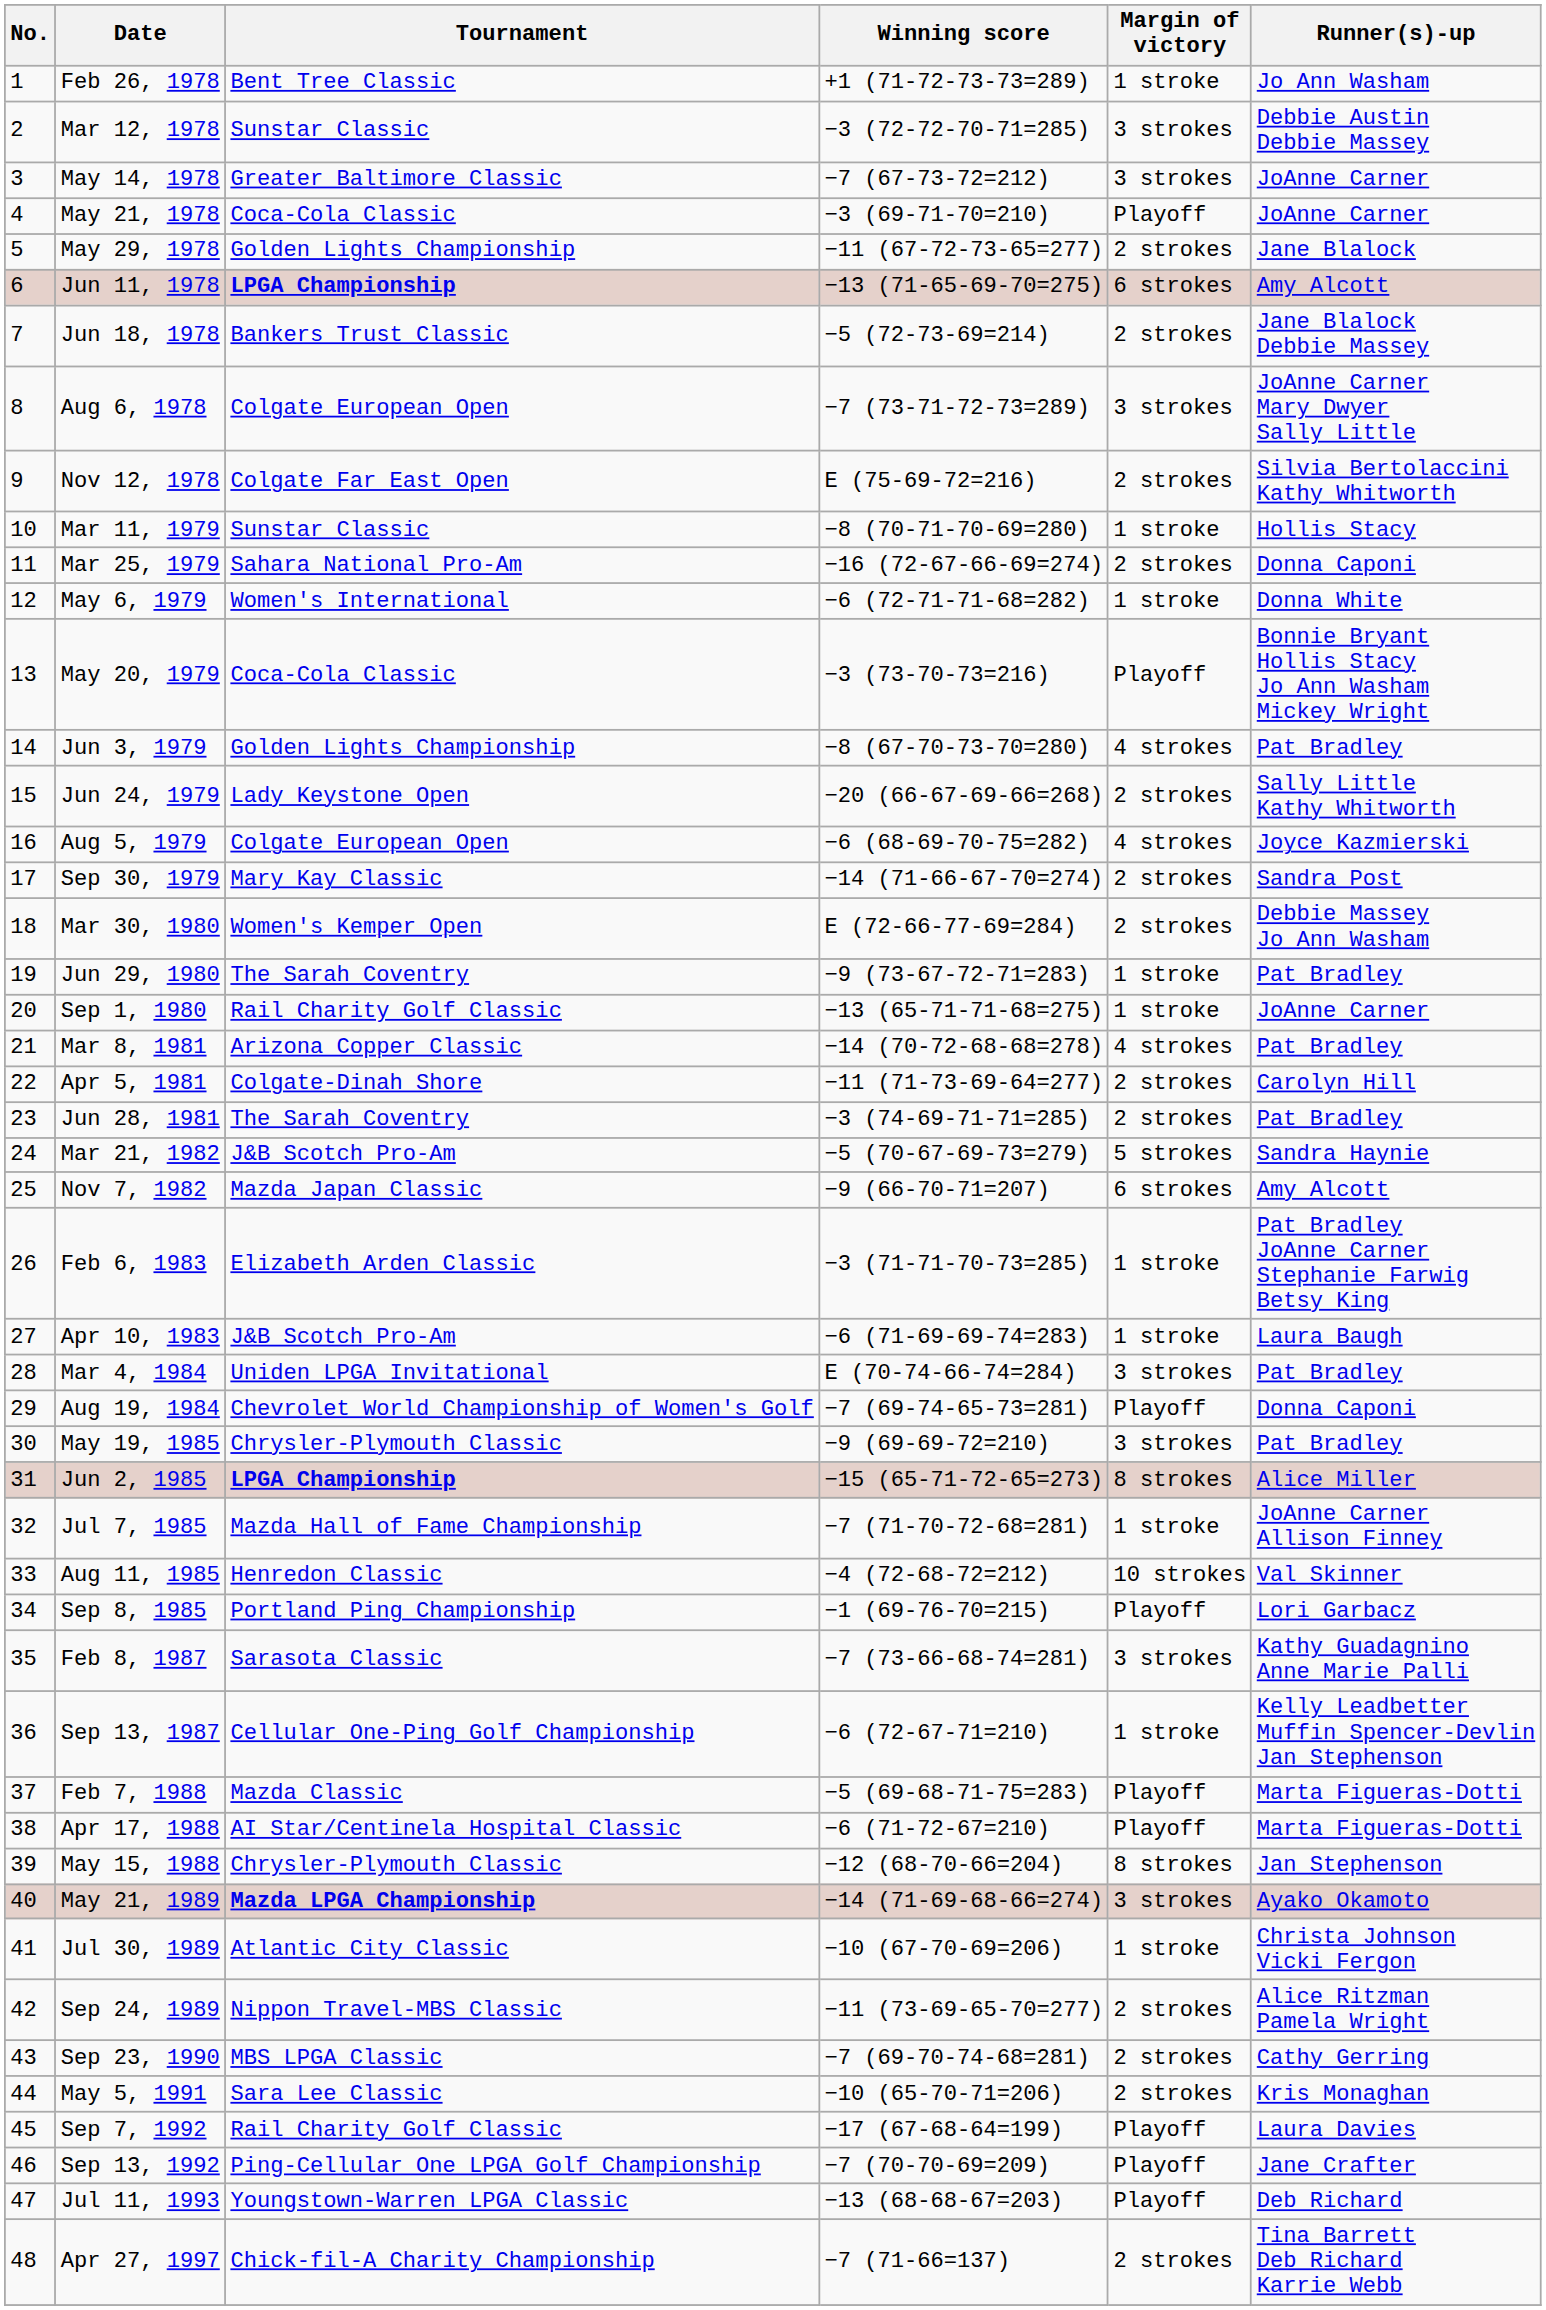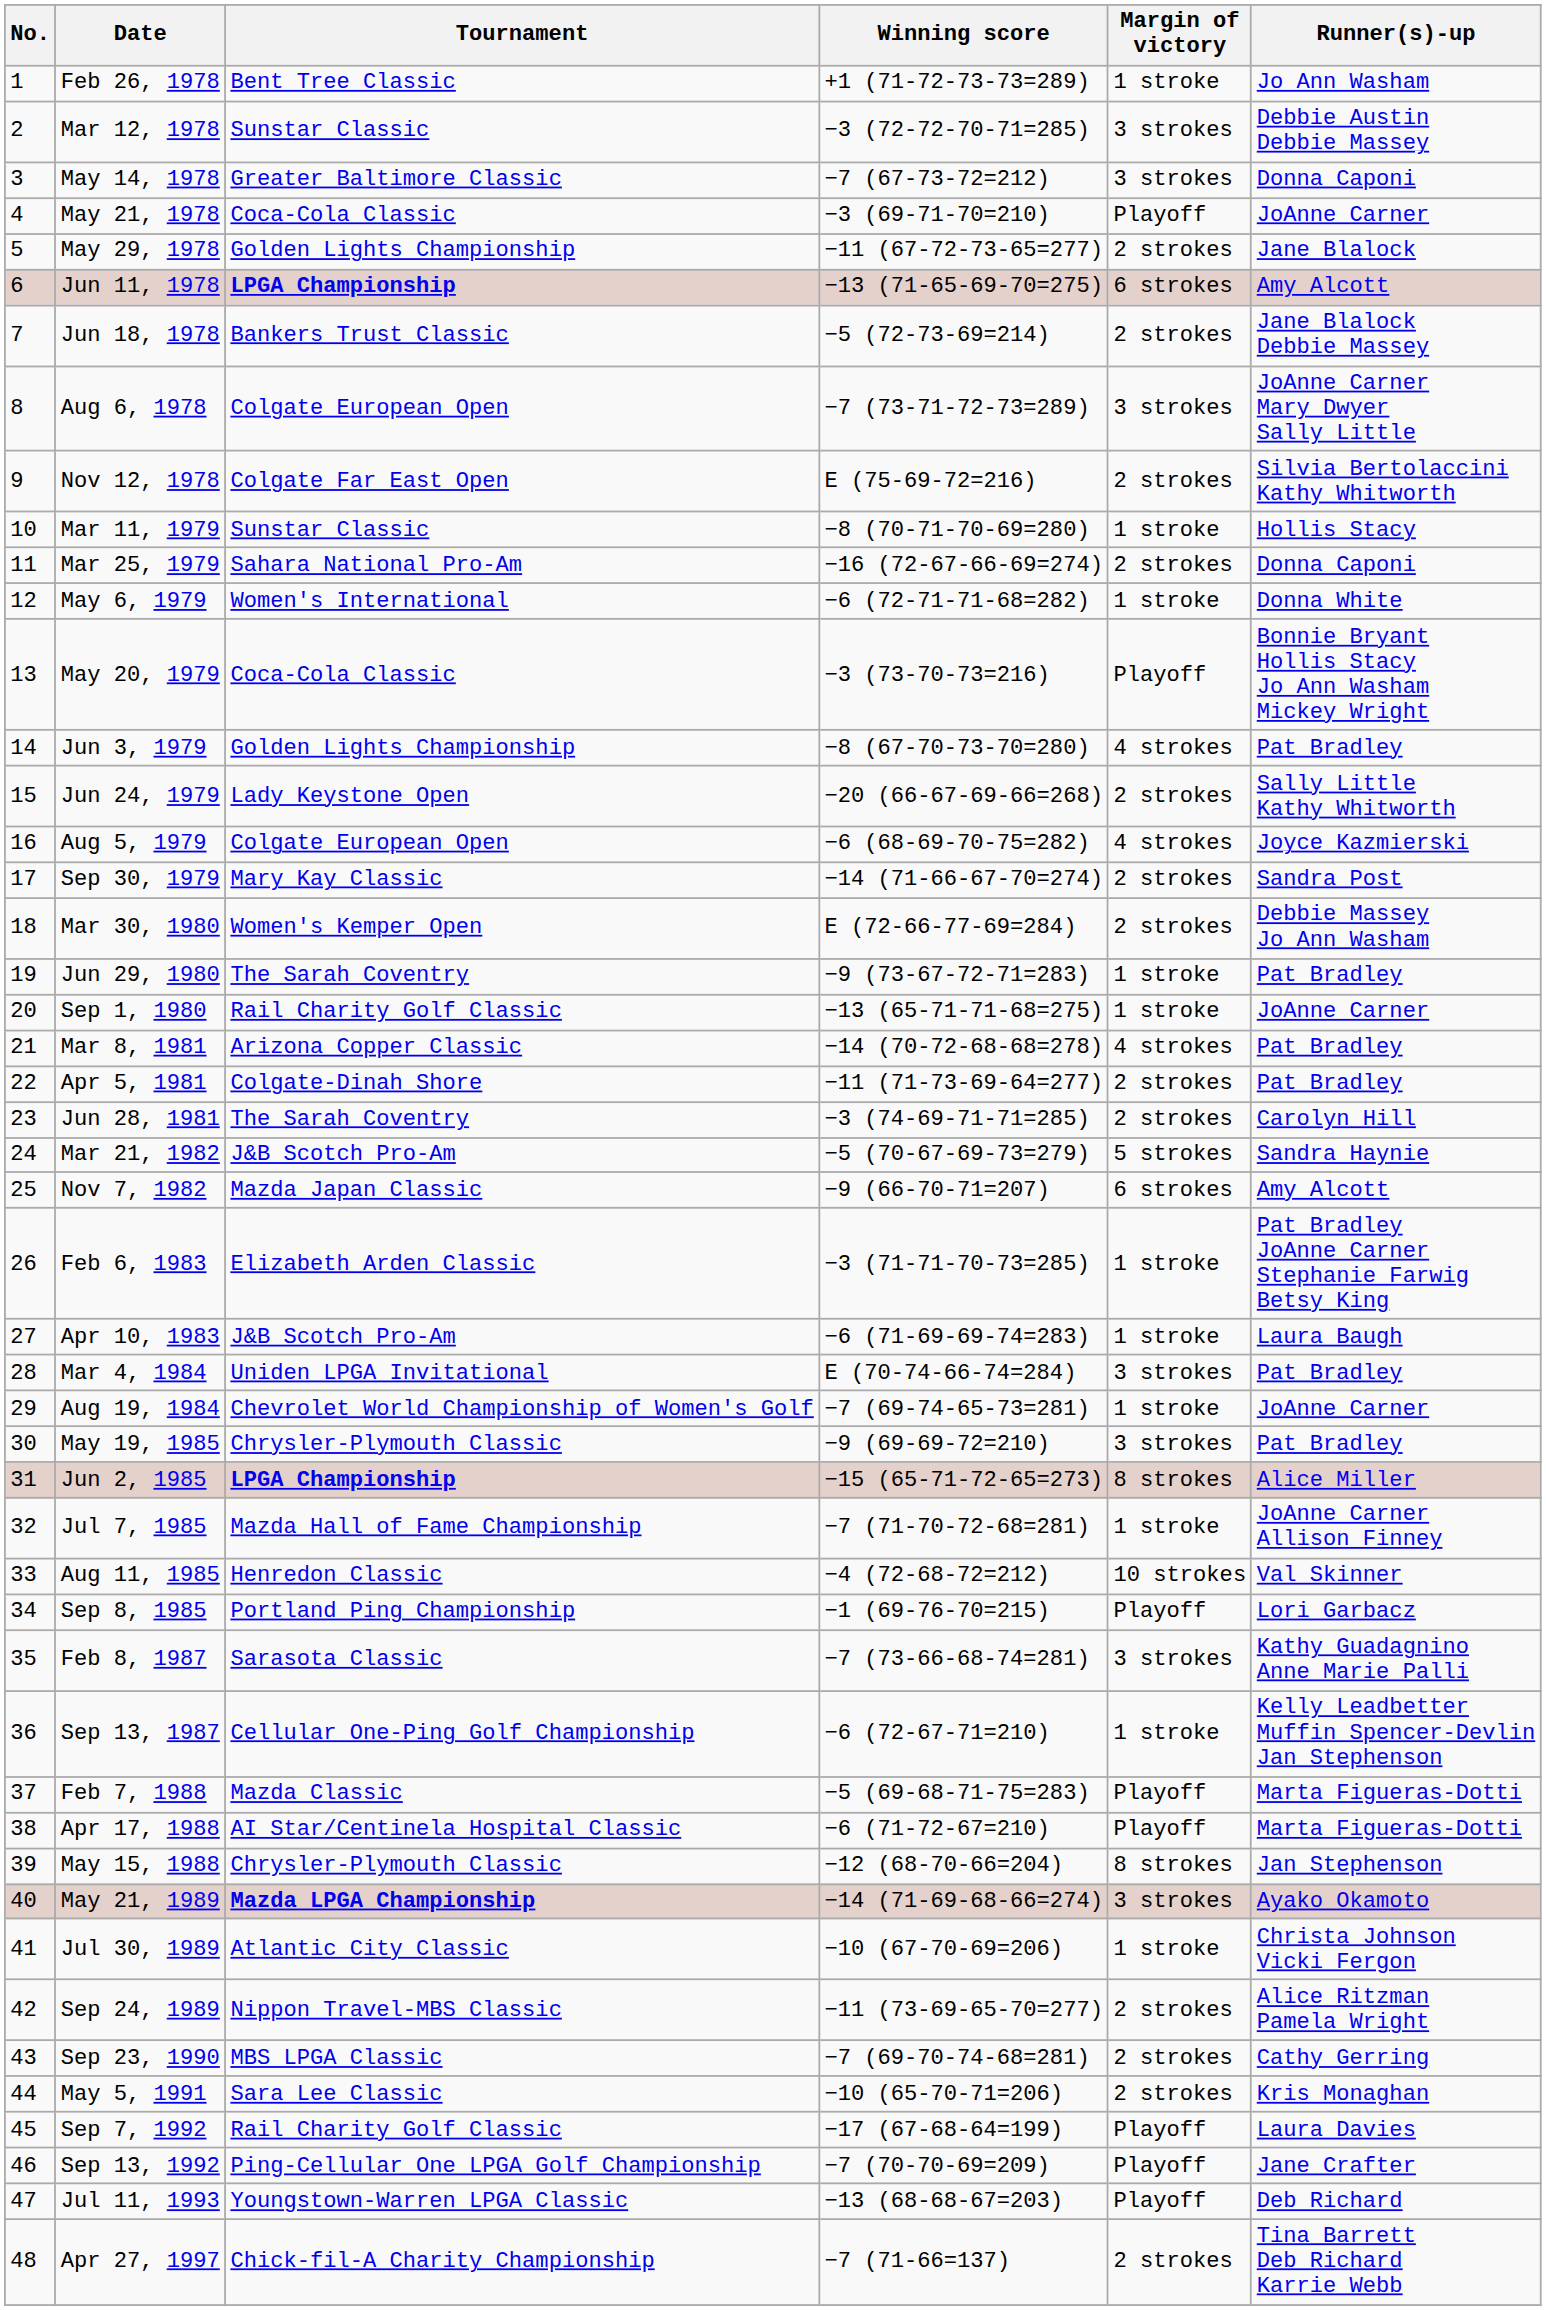(1343, 180) JoAnne Carner -> (1336, 180) Donna Caponi
(1336, 1084) Carolyn Hill -> (1330, 1084) Pat Bradley
(1330, 1120) Pat Bradley -> (1336, 1120) Carolyn Hill
(1160, 1409) Playoff -> (1167, 1409) 1 stroke
(1336, 1409) Donna Caponi -> (1343, 1409) JoAnne Carner
